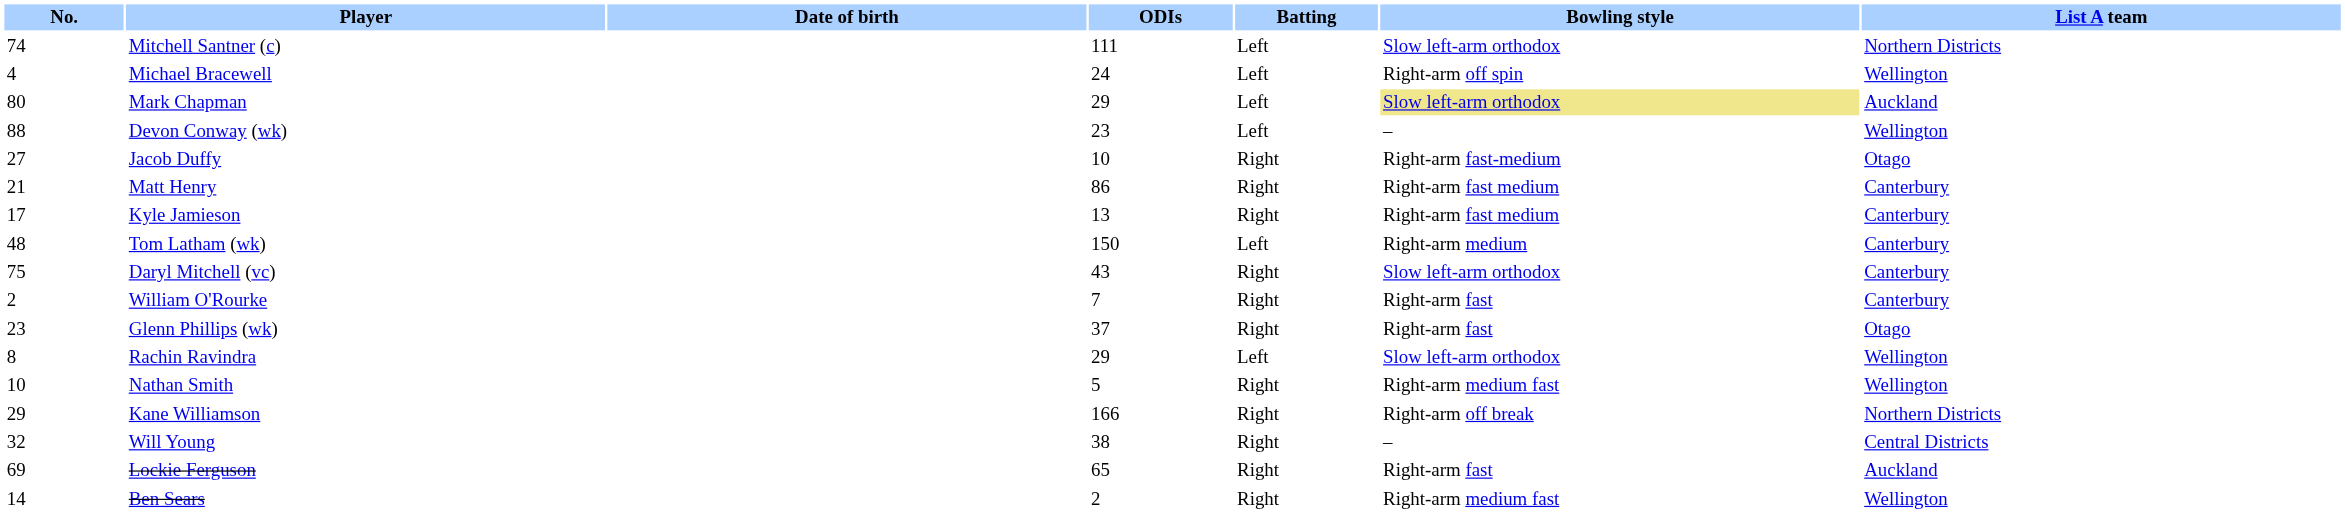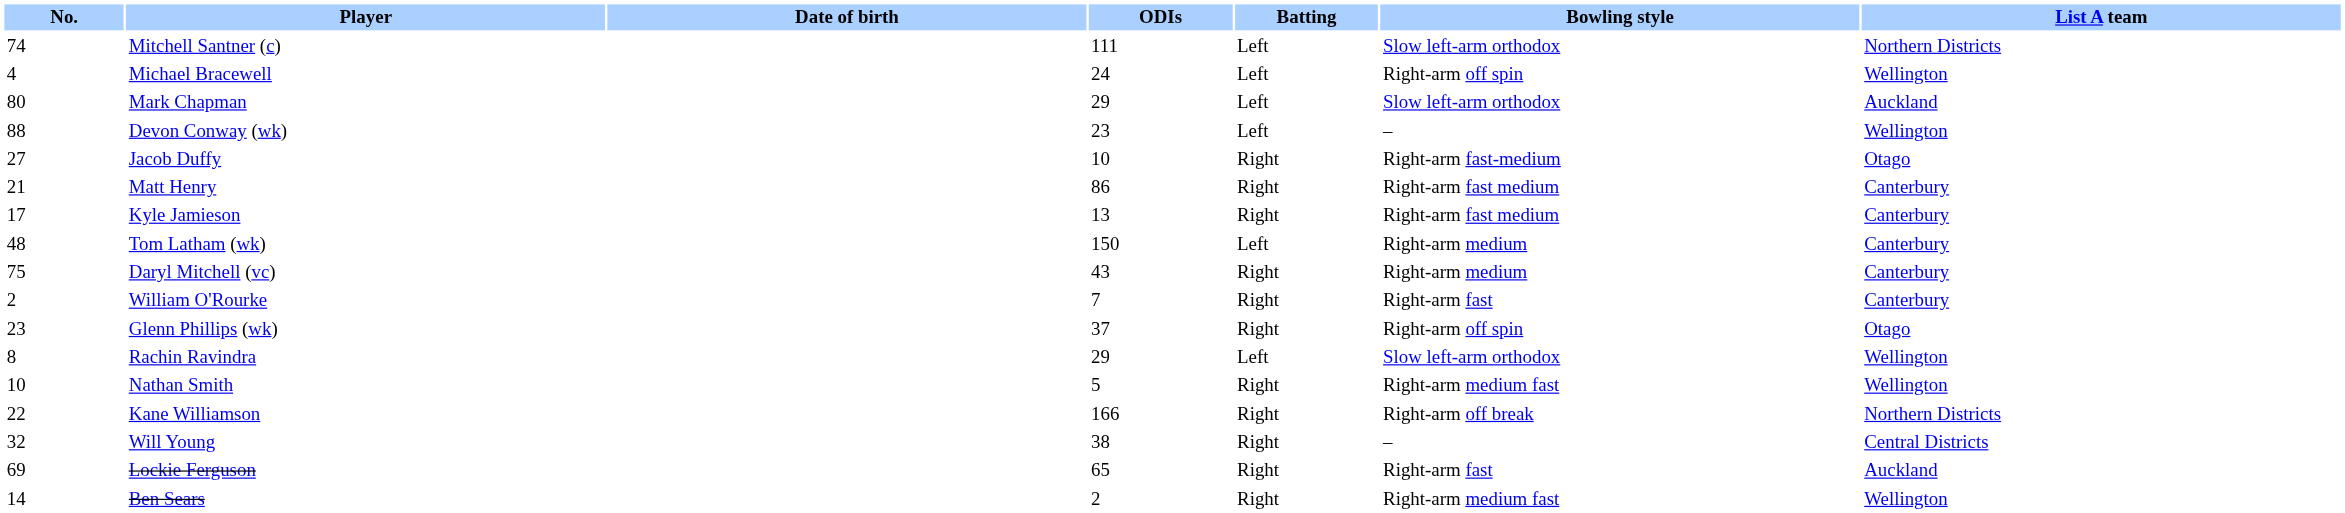(1472, 102) khaki background -> (1472, 102) no background
(1472, 272) Slow left-arm orthodox -> (1455, 272) Right-arm medium
(1438, 328) Right-arm fast -> (1453, 328) Right-arm off spin
(16, 413) 29 -> (16, 413) 22
